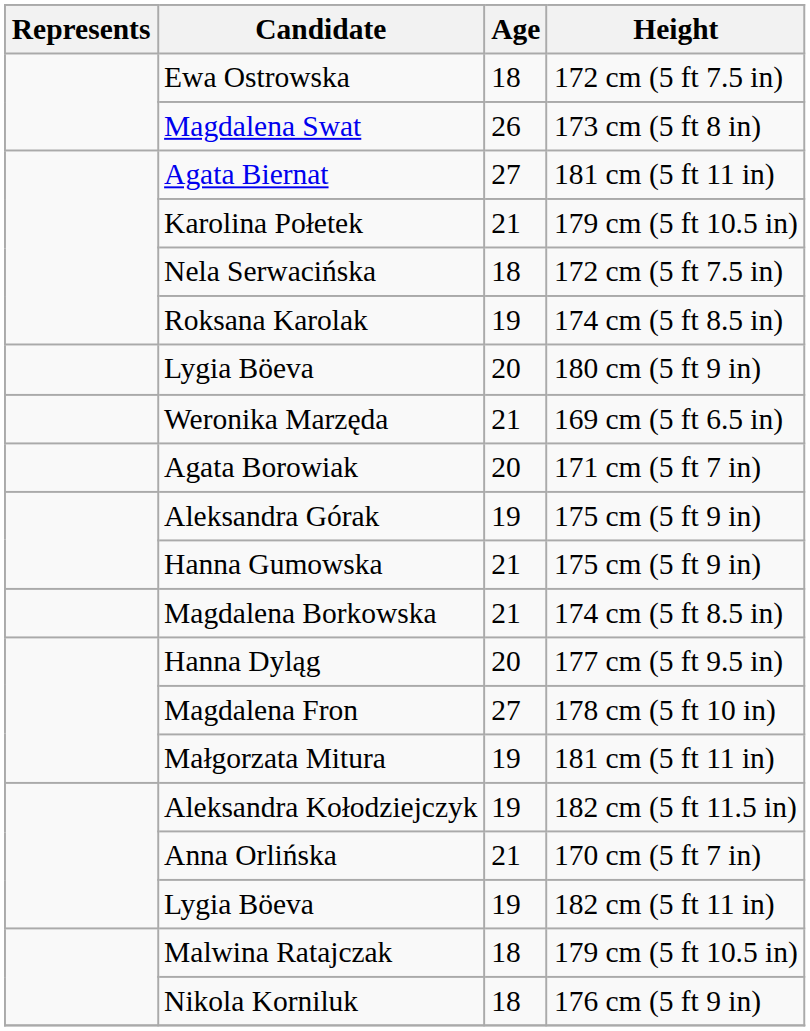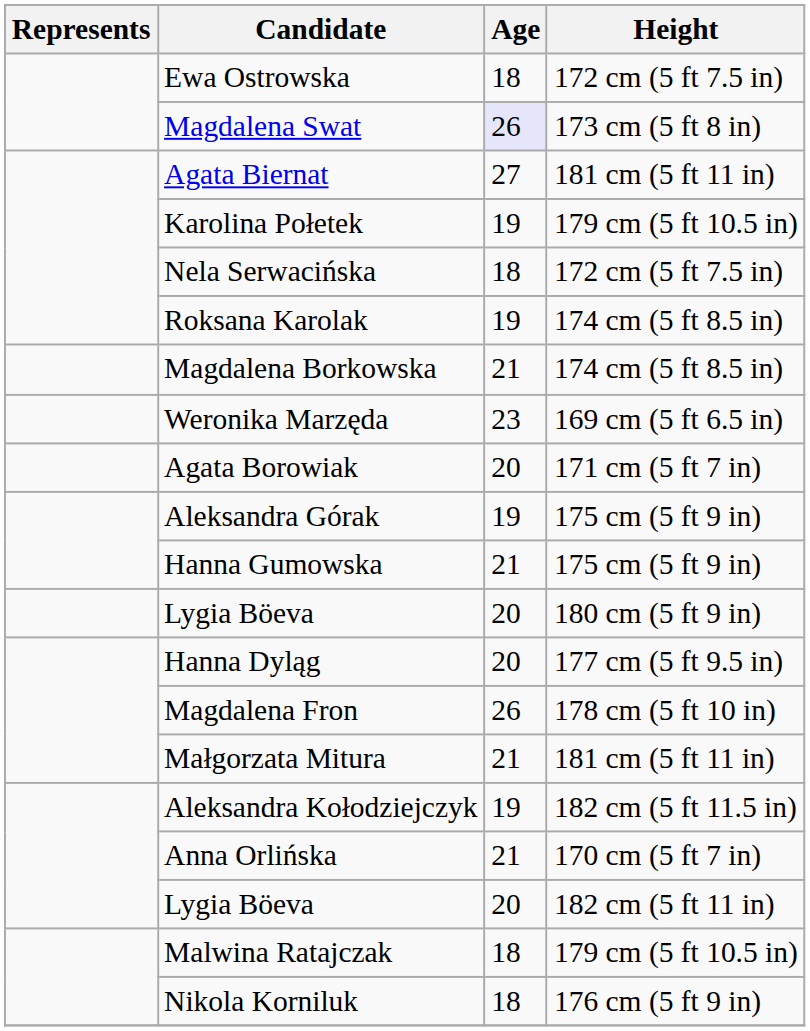(506, 126) no background -> (506, 126) lavender background
(506, 223) 21 -> (506, 223) 19
rows swapped: (300, 612) <-> (239, 369)
(506, 417) 21 -> (506, 417) 23
(506, 709) 27 -> (506, 709) 26
(506, 758) 19 -> (506, 758) 21
(506, 904) 19 -> (506, 904) 20
